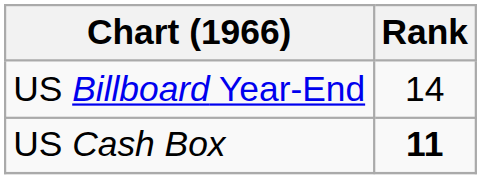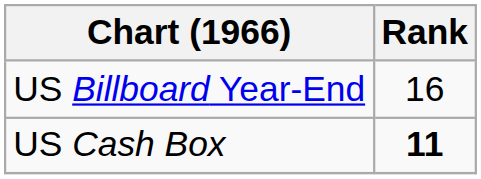(425, 88) 14 -> (425, 88) 16
